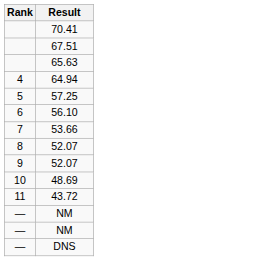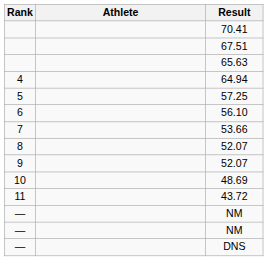+ column: (121, 12)
